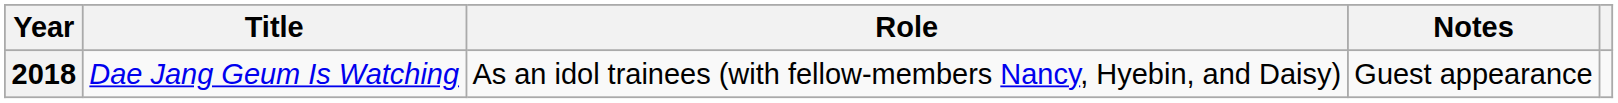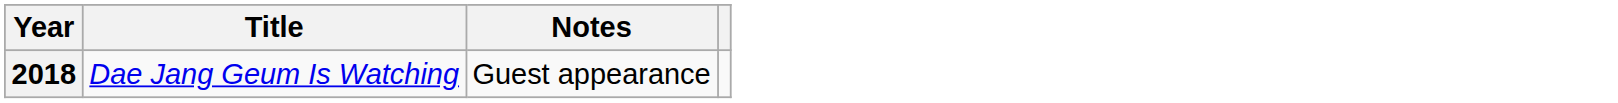- column: (907, 27)
